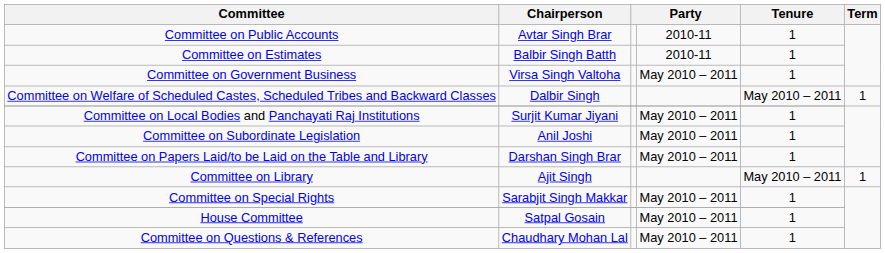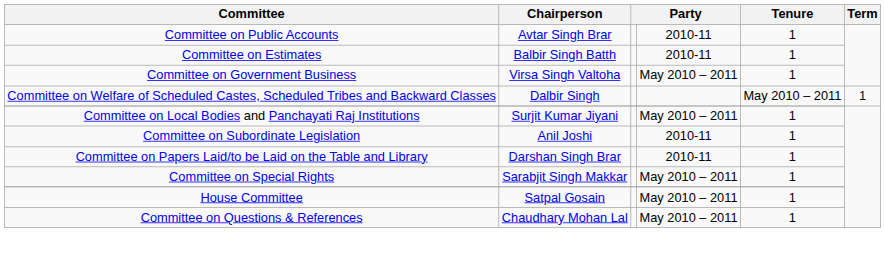(689, 136) May 2010 – 2011 -> (689, 136) 2010-11
(689, 156) May 2010 – 2011 -> (689, 156) 2010-11
- row: (252, 177)
